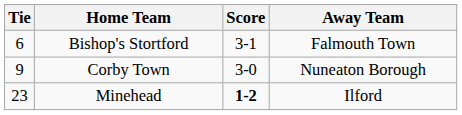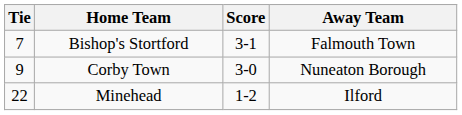(20, 43) 6 -> (20, 43) 7
(20, 95) 23 -> (20, 95) 22
(246, 95) bold -> (246, 95) normal
